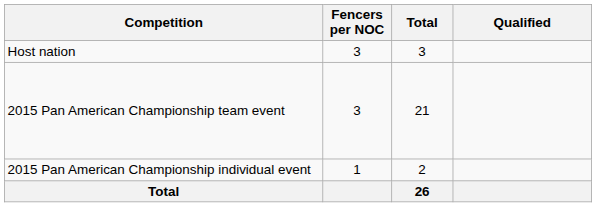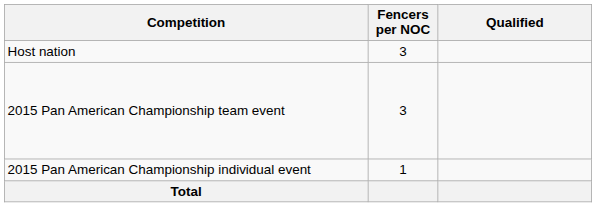- column: (422, 22)
